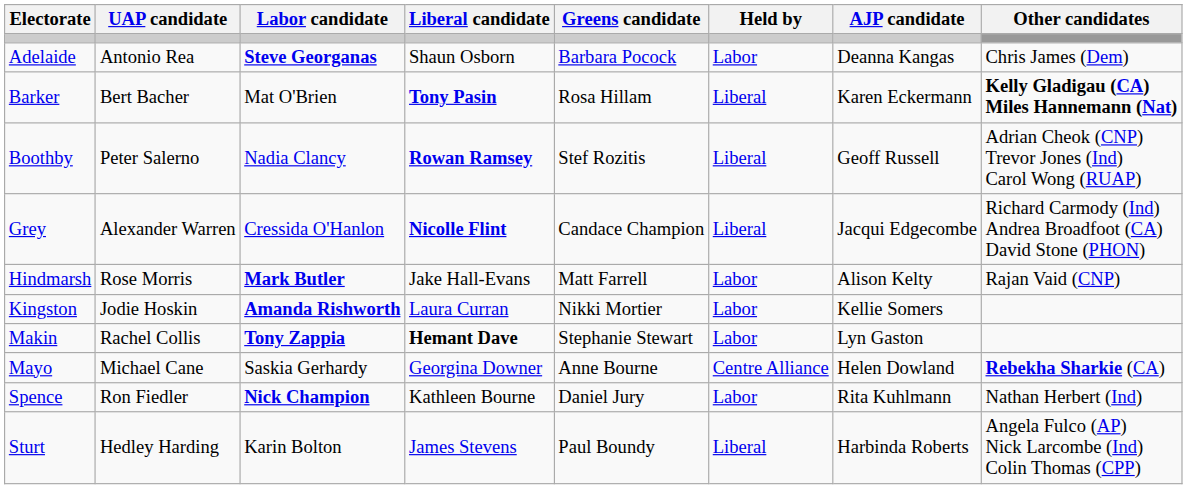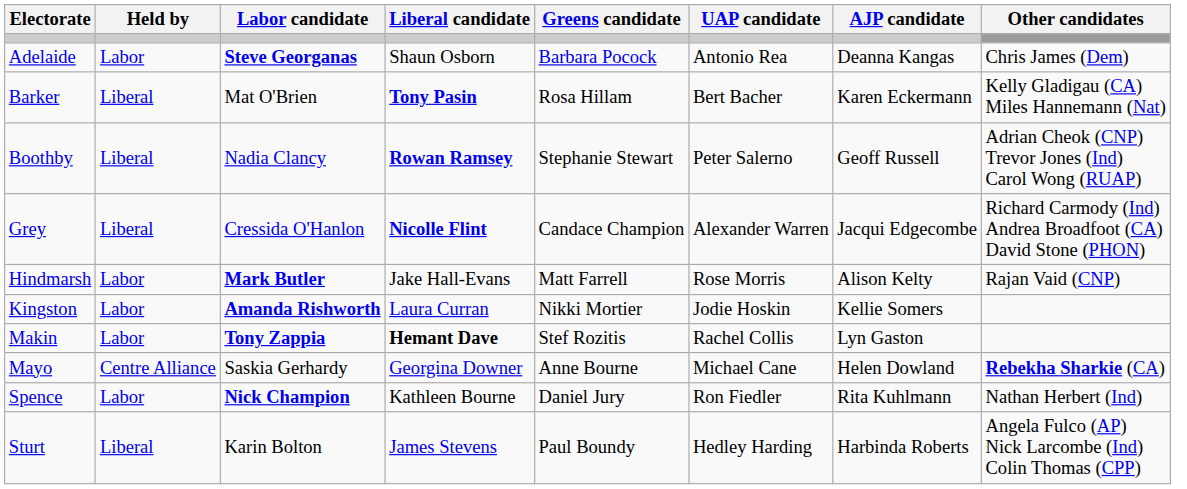columns swapped: (771, 19) <-> (168, 19)
(1081, 97) bold -> (1076, 97) normal
(602, 157) Stef Rozitis -> (606, 157) Stephanie Stewart
(626, 338) Stephanie Stewart -> (582, 338) Stef Rozitis
